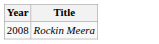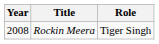+ column: (126, 13)
